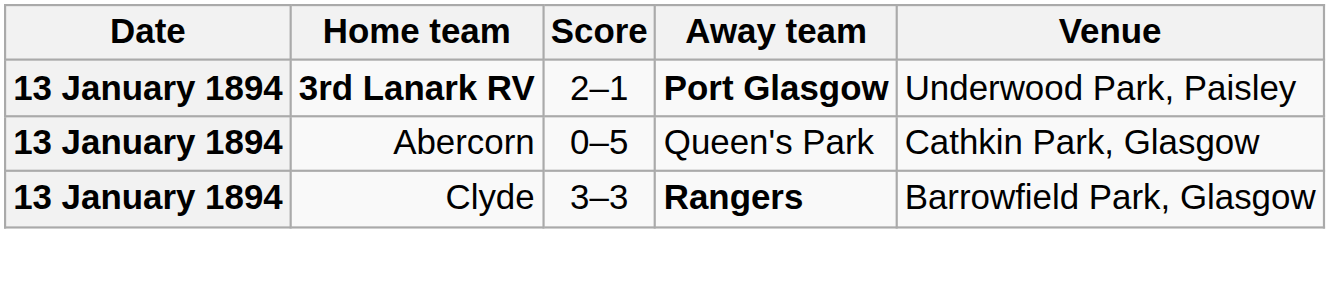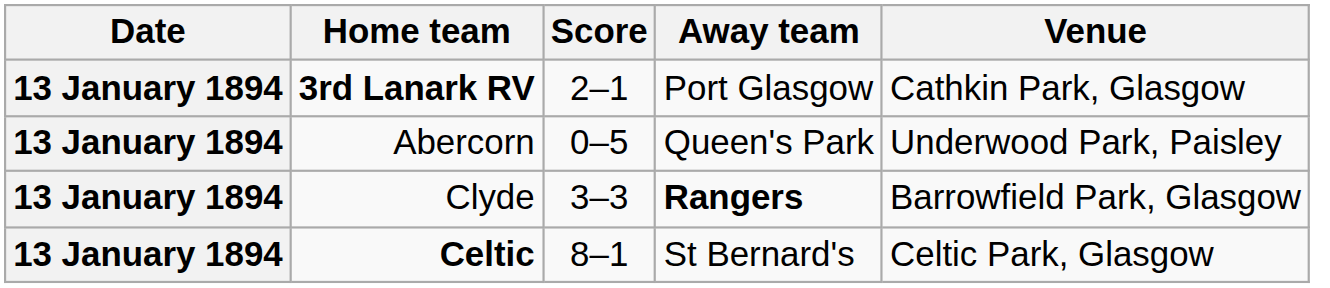(776, 87) bold -> (768, 87) normal
(1100, 87) Underwood Park, Paisley -> (1067, 87) Cathkin Park, Glasgow
(1082, 142) Cathkin Park, Glasgow -> (1086, 142) Underwood Park, Paisley
+ row: (487, 253)
